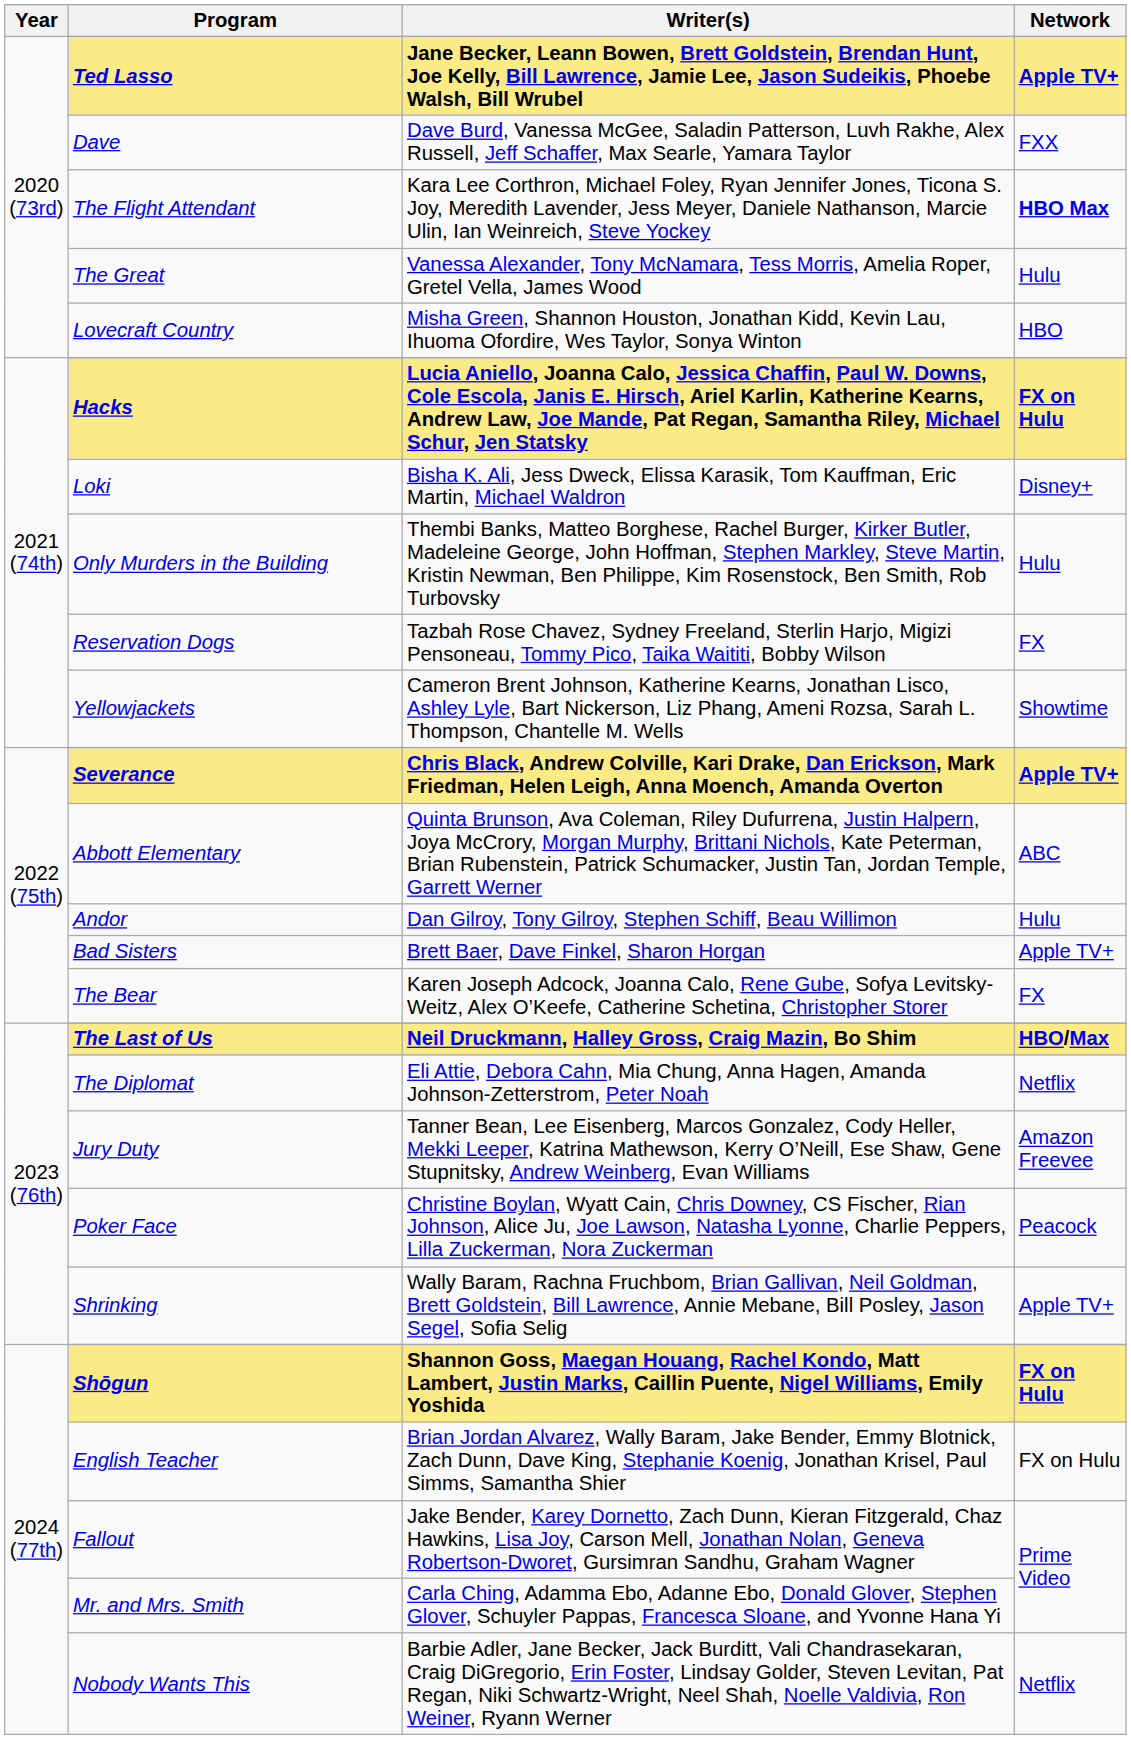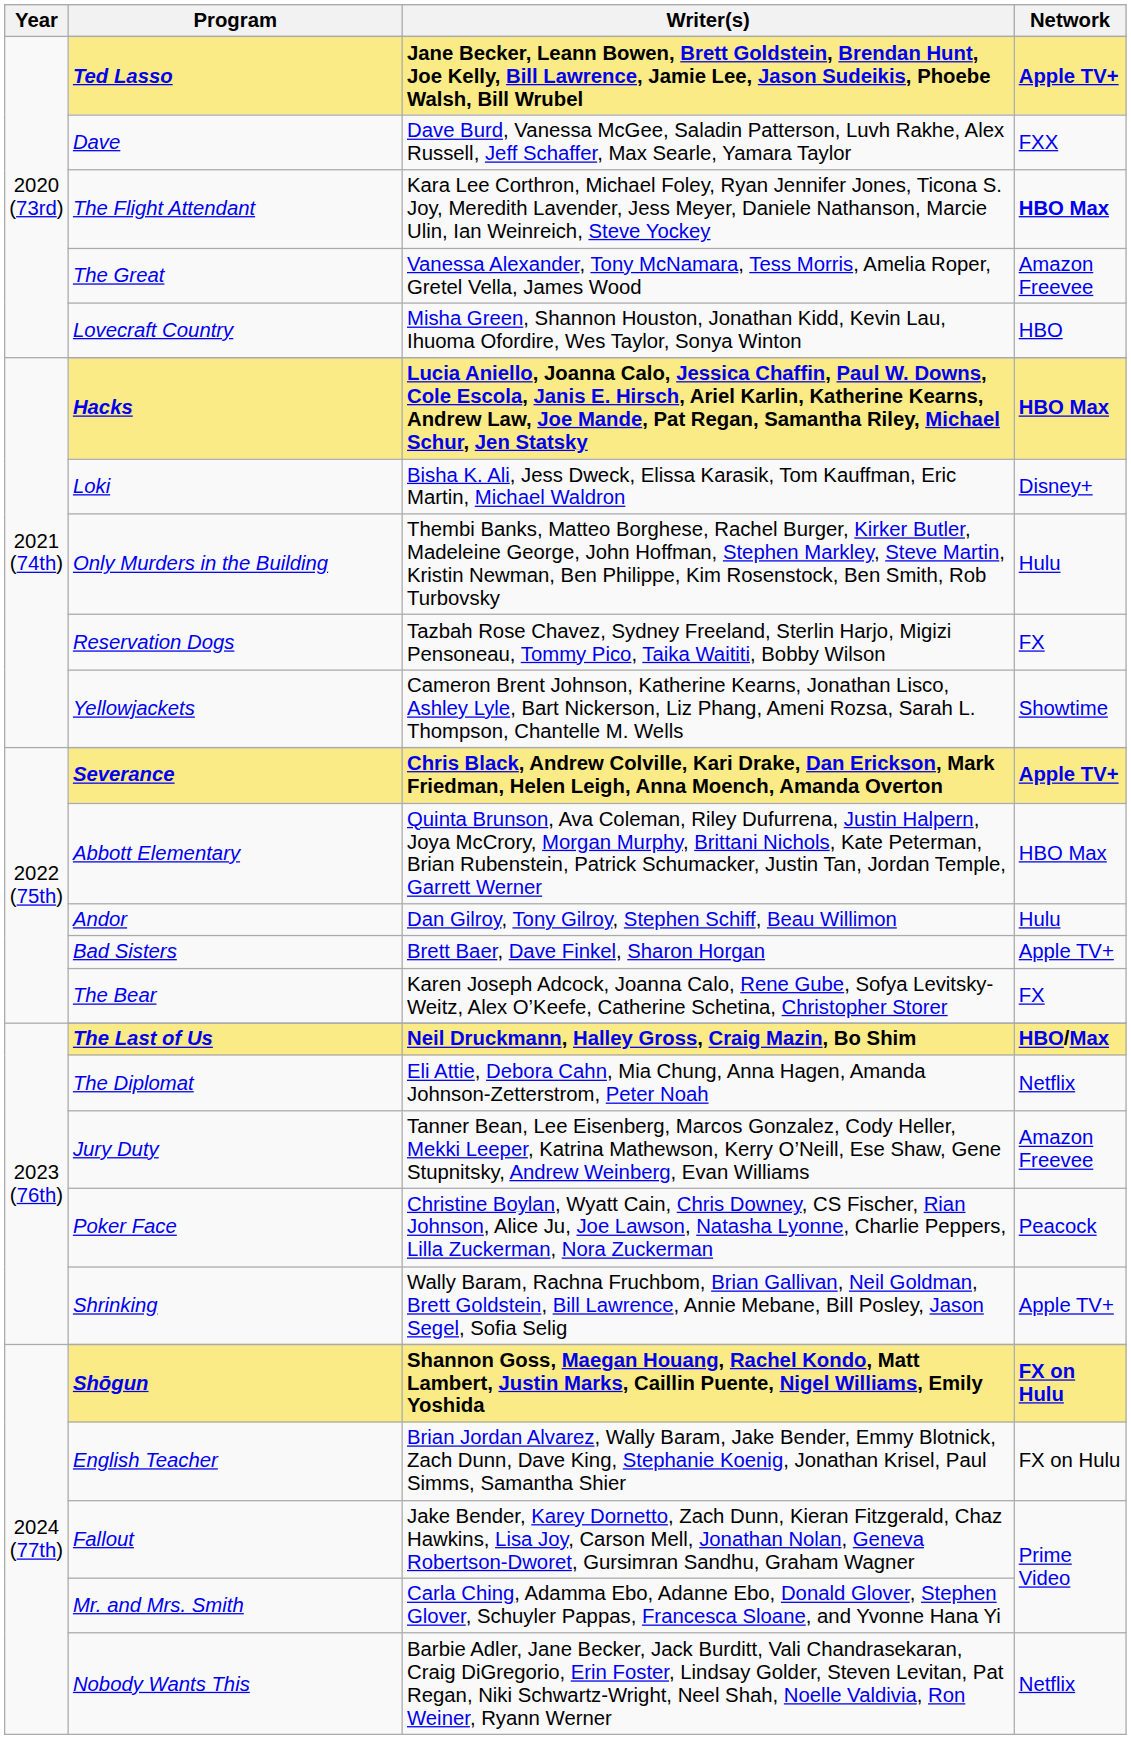(1040, 275) Hulu -> (1056, 275) Amazon Freevee
(1047, 408) FX on Hulu -> (1064, 408) HBO Max
(1040, 853) ABC -> (1063, 853) HBO Max
